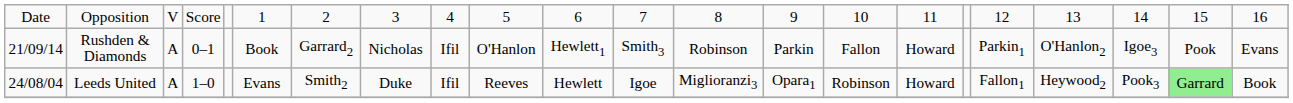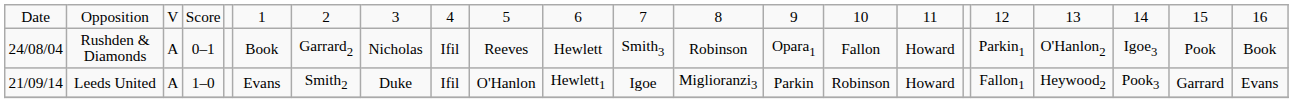(36, 49) 21/09/14 -> (36, 49) 24/08/04
(506, 49) O'Hanlon -> (506, 49) Reeves
(578, 49) Hewlett1 -> (578, 49) Hewlett
(794, 49) Parkin -> (794, 49) Opara1
(1260, 49) Evans -> (1260, 49) Book
(36, 83) 24/08/04 -> (36, 83) 21/09/14
(506, 83) Reeves -> (506, 83) O'Hanlon
(578, 83) Hewlett -> (578, 83) Hewlett1
(794, 83) Opara1 -> (794, 83) Parkin
(1200, 83) lightgreen background -> (1200, 83) no background
(1260, 83) Book -> (1260, 83) Evans
